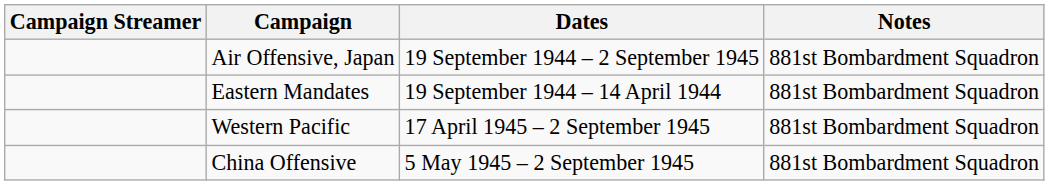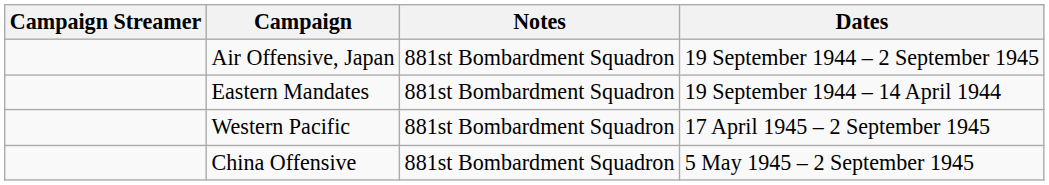columns swapped: (582, 22) <-> (904, 22)
